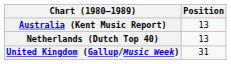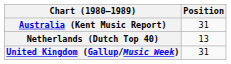(204, 25) 13 -> (204, 25) 31
